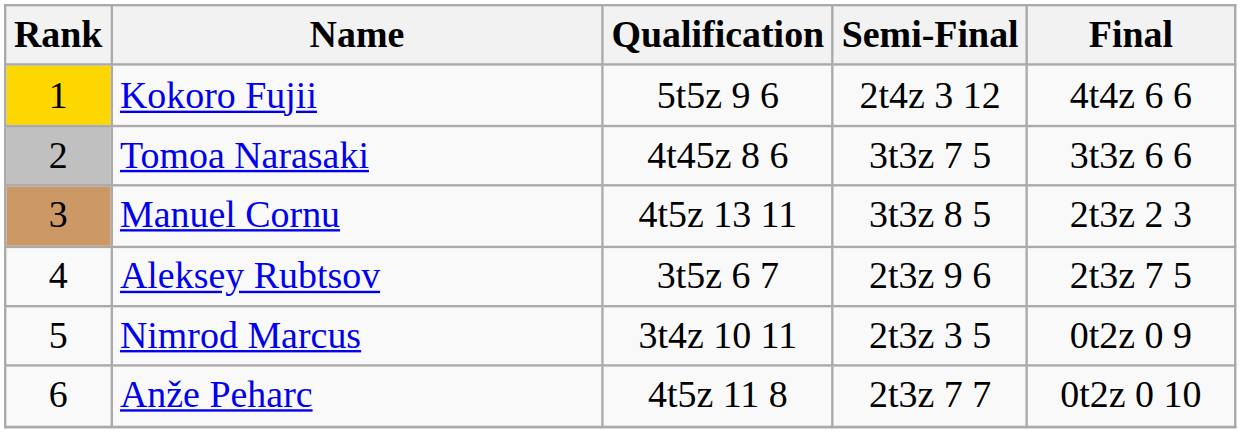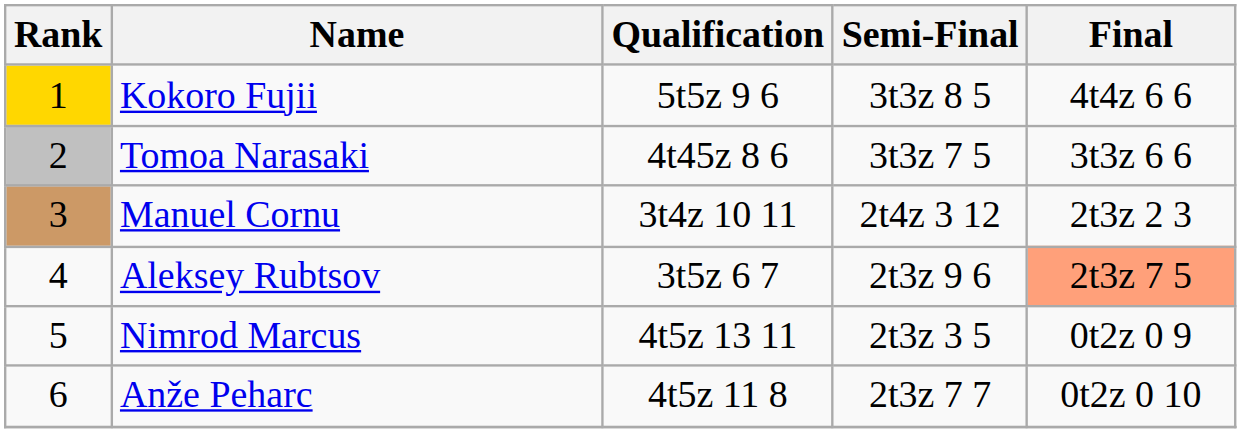(930, 94) 2t4z 3 12 -> (930, 94) 3t3z 8 5
(718, 214) 4t5z 13 11 -> (718, 214) 3t4z 10 11
(930, 214) 3t3z 8 5 -> (930, 214) 2t4z 3 12
(1131, 275) no background -> (1131, 275) lightsalmon background
(718, 335) 3t4z 10 11 -> (718, 335) 4t5z 13 11
